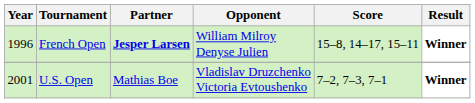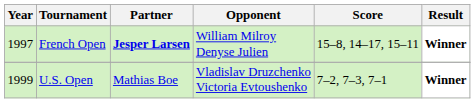(20, 44) 1996 -> (20, 44) 1997
(20, 80) 2001 -> (20, 80) 1999
